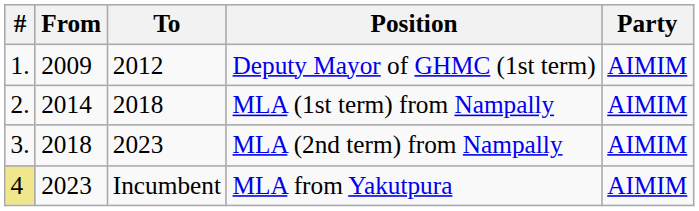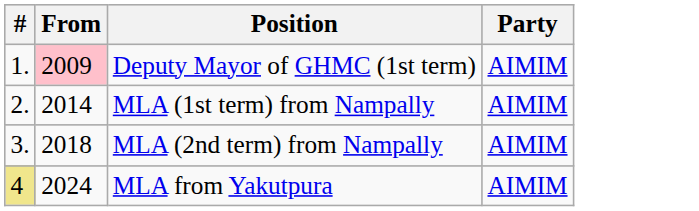- column: (167, 24)
(67, 64) no background -> (67, 64) pink background
(67, 184) 2023 -> (67, 184) 2024
